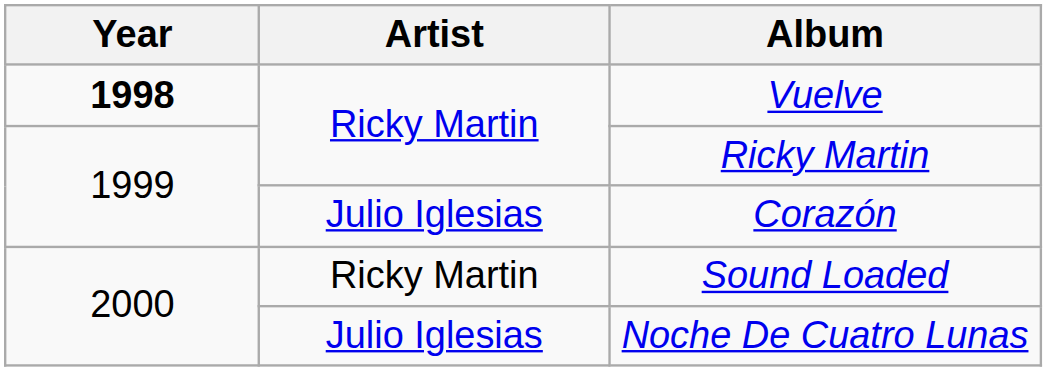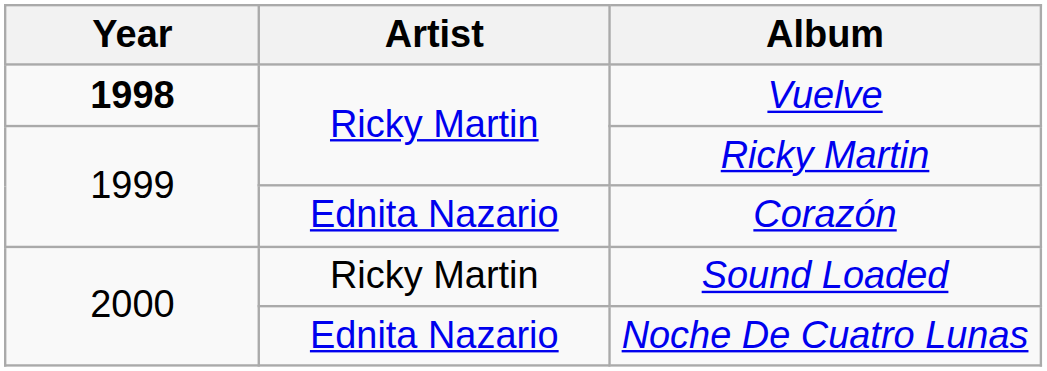(434, 214) Julio Iglesias -> (434, 214) Ednita Nazario
(434, 335) Julio Iglesias -> (434, 335) Ednita Nazario
